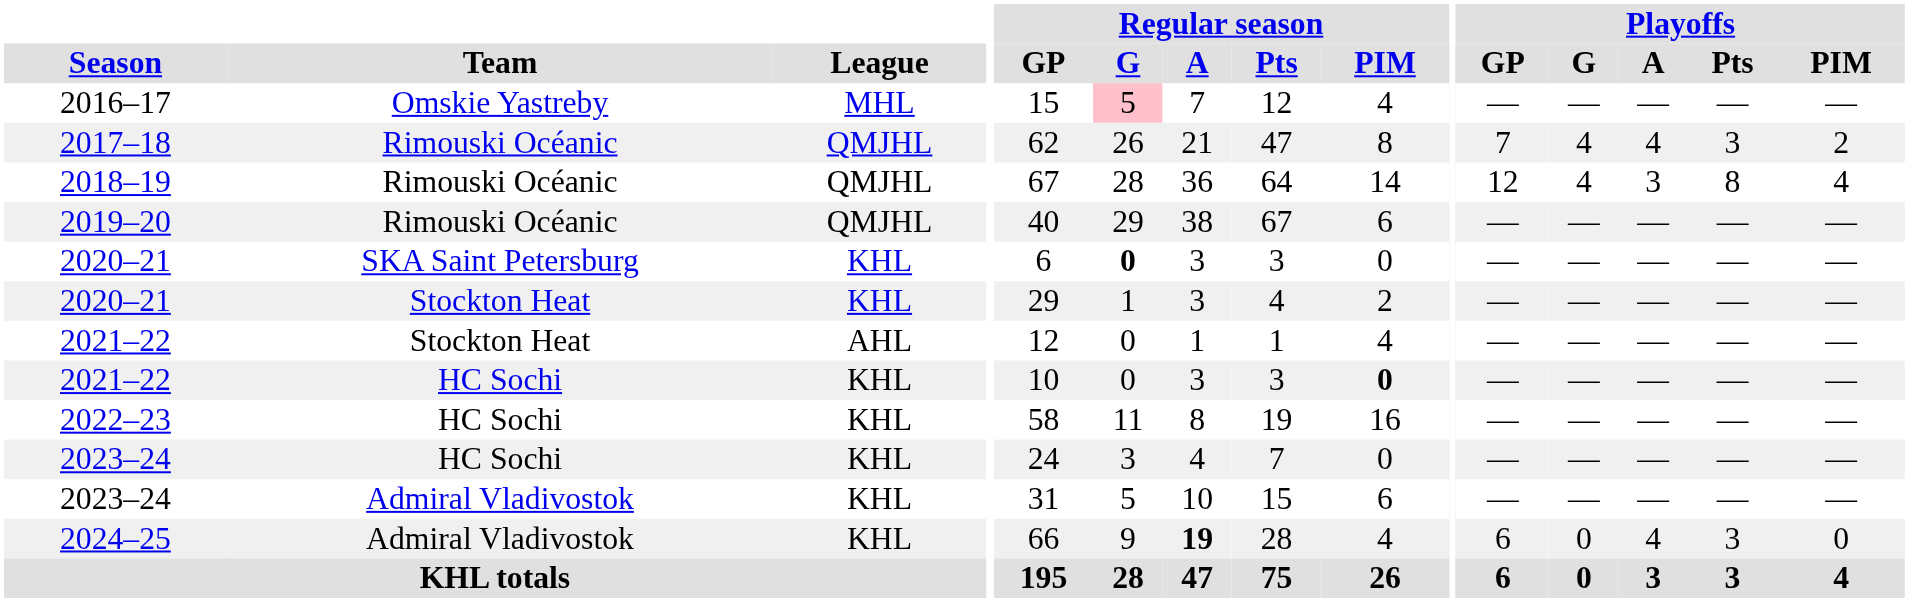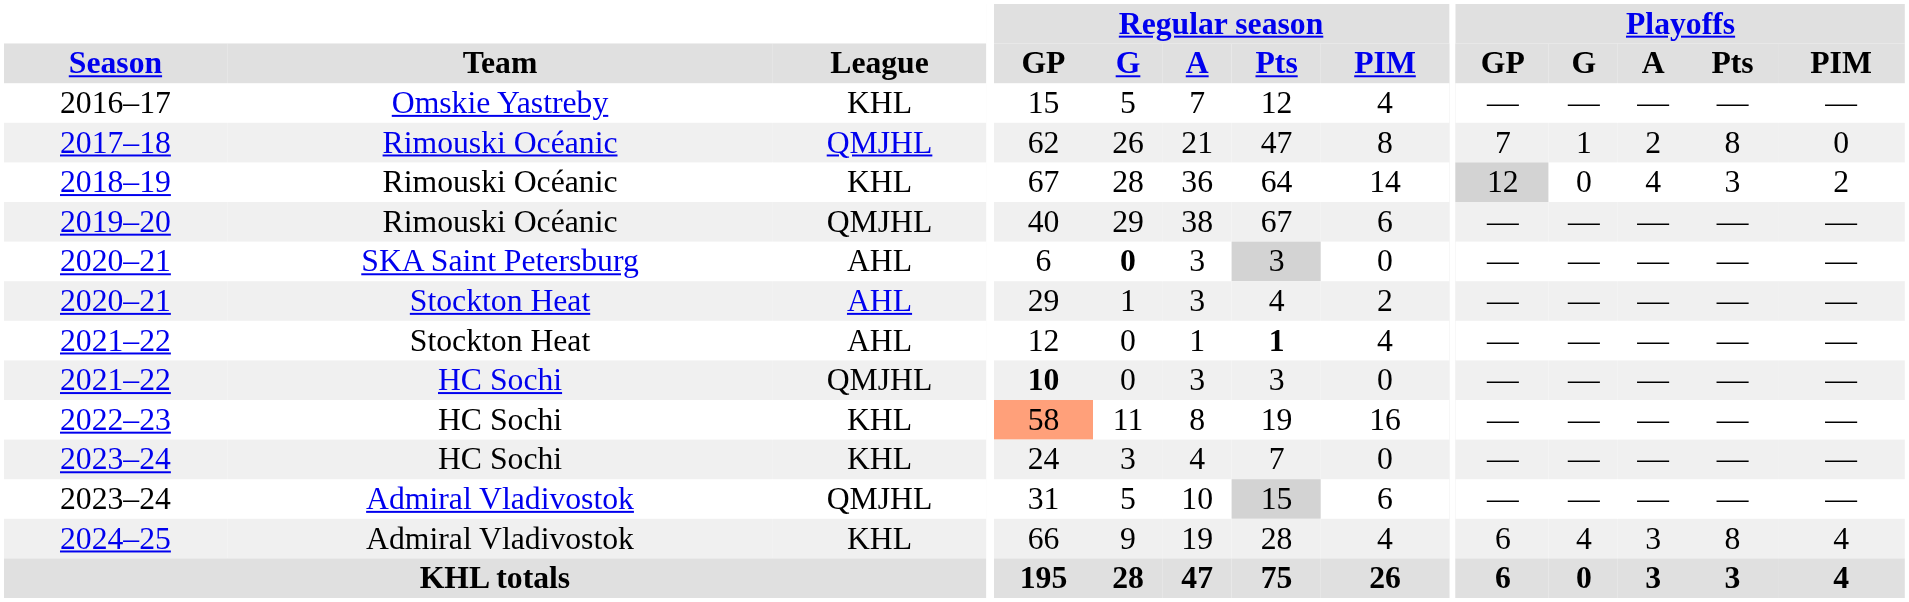(880, 102) MHL -> (880, 102) KHL
(1128, 102) pink background -> (1128, 102) no background
(1584, 142) 4 -> (1584, 142) 1
(1653, 142) 4 -> (1653, 142) 2
(1733, 142) 3 -> (1733, 142) 8
(1841, 142) 2 -> (1841, 142) 0
(880, 181) QMJHL -> (880, 181) KHL
(1503, 181) no background -> (1503, 181) lightgrey background
(1584, 181) 4 -> (1584, 181) 0
(1653, 181) 3 -> (1653, 181) 4
(1733, 181) 8 -> (1733, 181) 3
(1841, 181) 4 -> (1841, 181) 2
(880, 260) KHL -> (880, 260) AHL
(1277, 260) no background -> (1277, 260) lightgrey background
(880, 300) KHL -> (880, 300) AHL
(1277, 340) normal -> (1277, 340) bold
(880, 379) KHL -> (880, 379) QMJHL
(1043, 379) normal -> (1043, 379) bold
(1385, 379) bold -> (1385, 379) normal
(1043, 419) no background -> (1043, 419) lightsalmon background
(880, 498) KHL -> (880, 498) QMJHL
(1277, 498) no background -> (1277, 498) lightgrey background
(1197, 538) bold -> (1197, 538) normal
(1584, 538) 0 -> (1584, 538) 4
(1653, 538) 4 -> (1653, 538) 3
(1733, 538) 3 -> (1733, 538) 8
(1841, 538) 0 -> (1841, 538) 4
